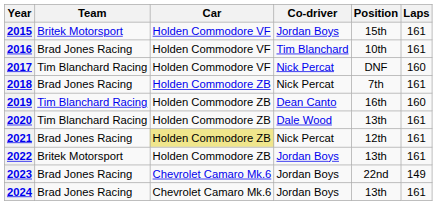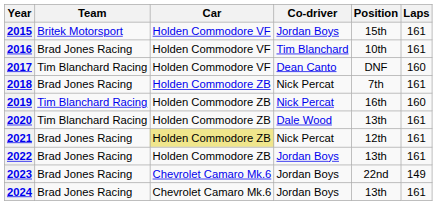(305, 67) Nick Percat -> (306, 67) Dean Canto
(306, 102) Dean Canto -> (305, 102) Nick Percat
(80, 156) Britek Motorsport -> (85, 156) Brad Jones Racing
